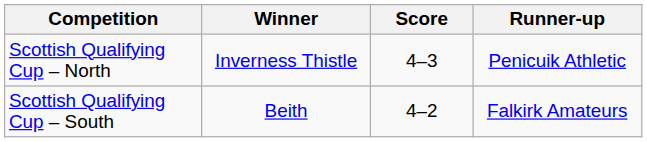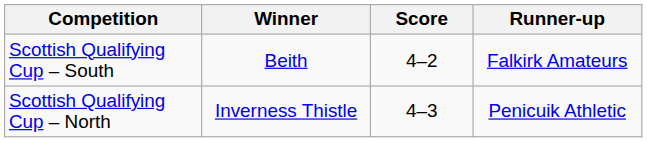rows swapped: (87, 60) <-> (87, 111)
